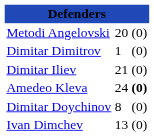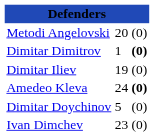(139, 50) normal -> (139, 50) bold
(121, 69) 21 -> (121, 69) 19
(118, 106) 8 -> (118, 106) 5
(121, 124) 13 -> (121, 124) 23
